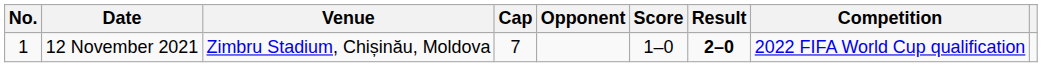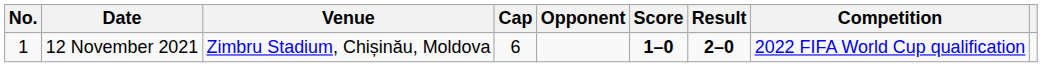(516, 47) 7 -> (516, 47) 6
(659, 47) normal -> (659, 47) bold
